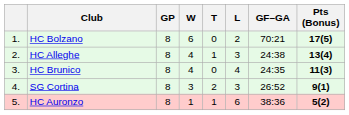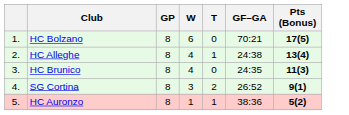- column: (237, 17)
